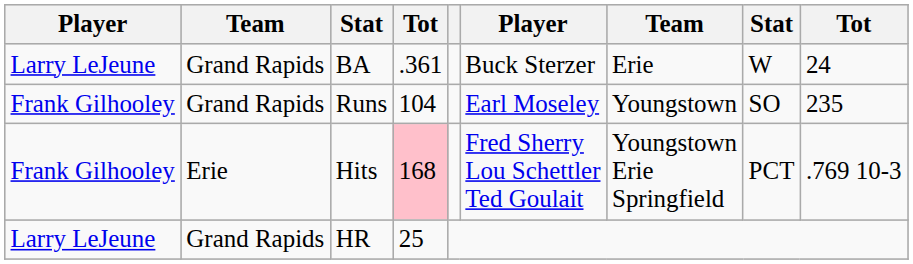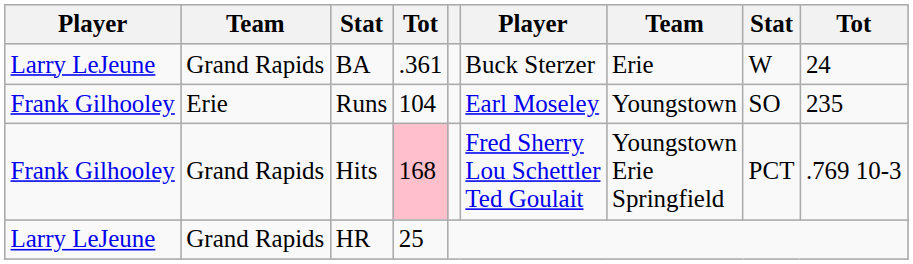(255, 103) Grand Rapids -> (207, 103) Erie
(207, 171) Erie -> (255, 171) Grand Rapids
